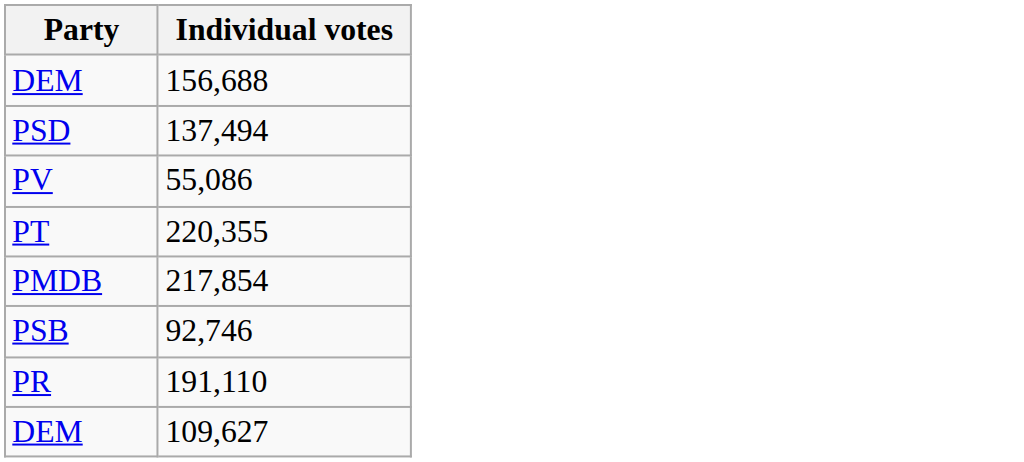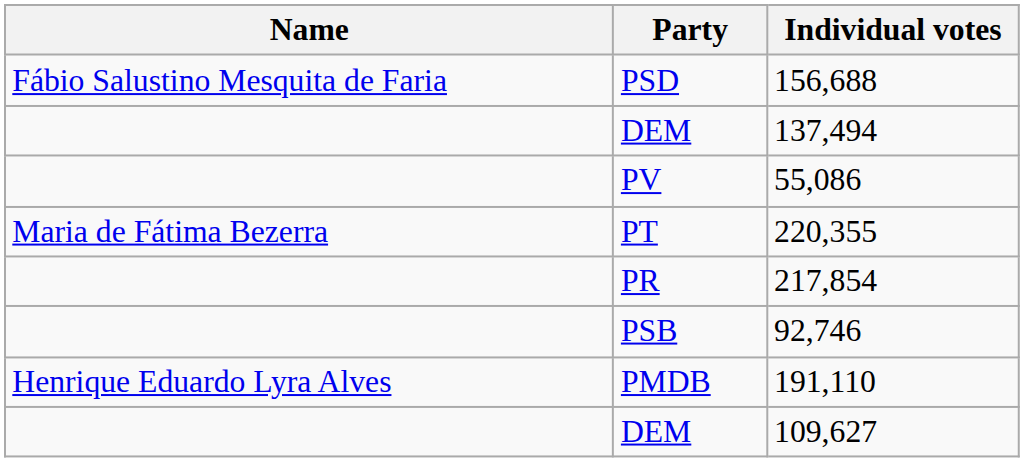+ column: (309, 29)
(47, 79) DEM -> (650, 79) PSD
(41, 130) PSD -> (656, 130) DEM
(57, 280) PMDB -> (640, 280) PR
(32, 381) PR -> (666, 381) PMDB
